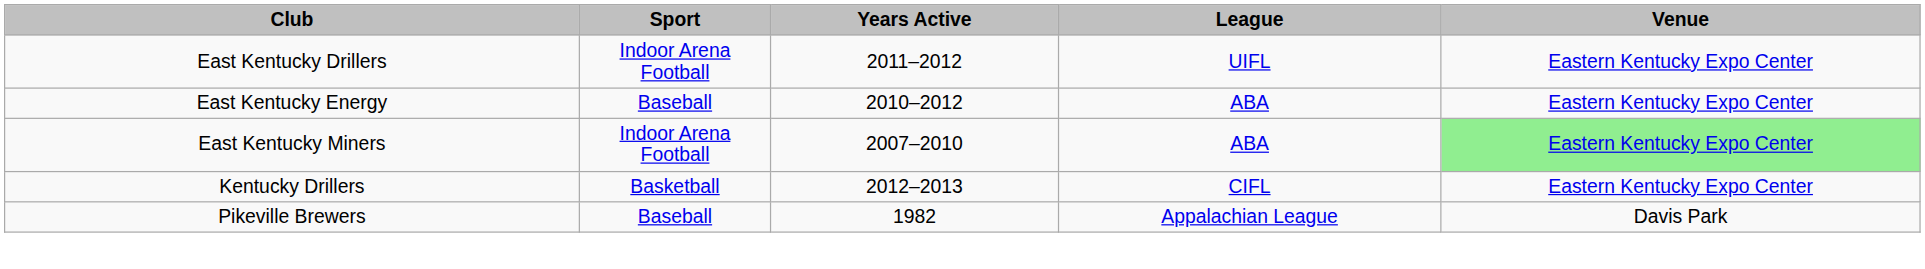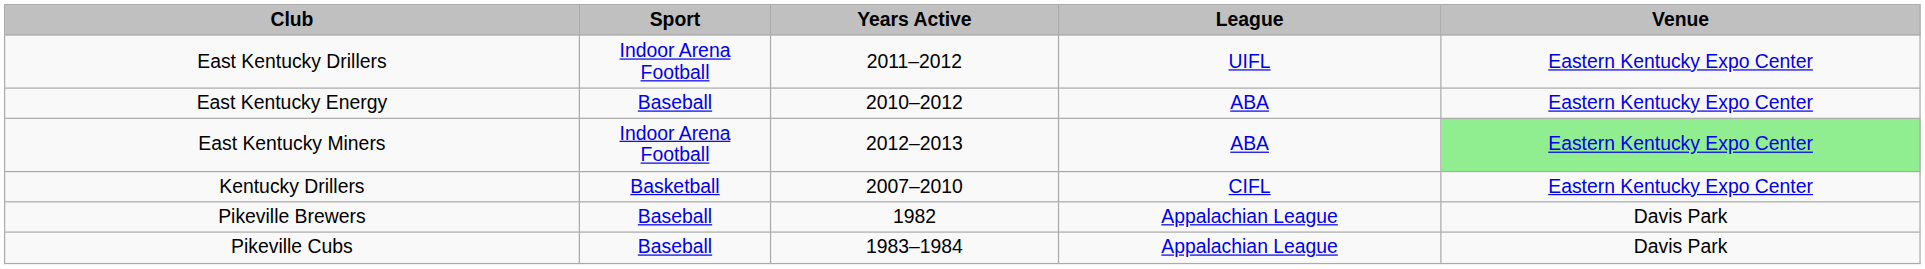(914, 144) 2007–2010 -> (914, 144) 2012–2013
(914, 186) 2012–2013 -> (914, 186) 2007–2010
+ row: (292, 247)
